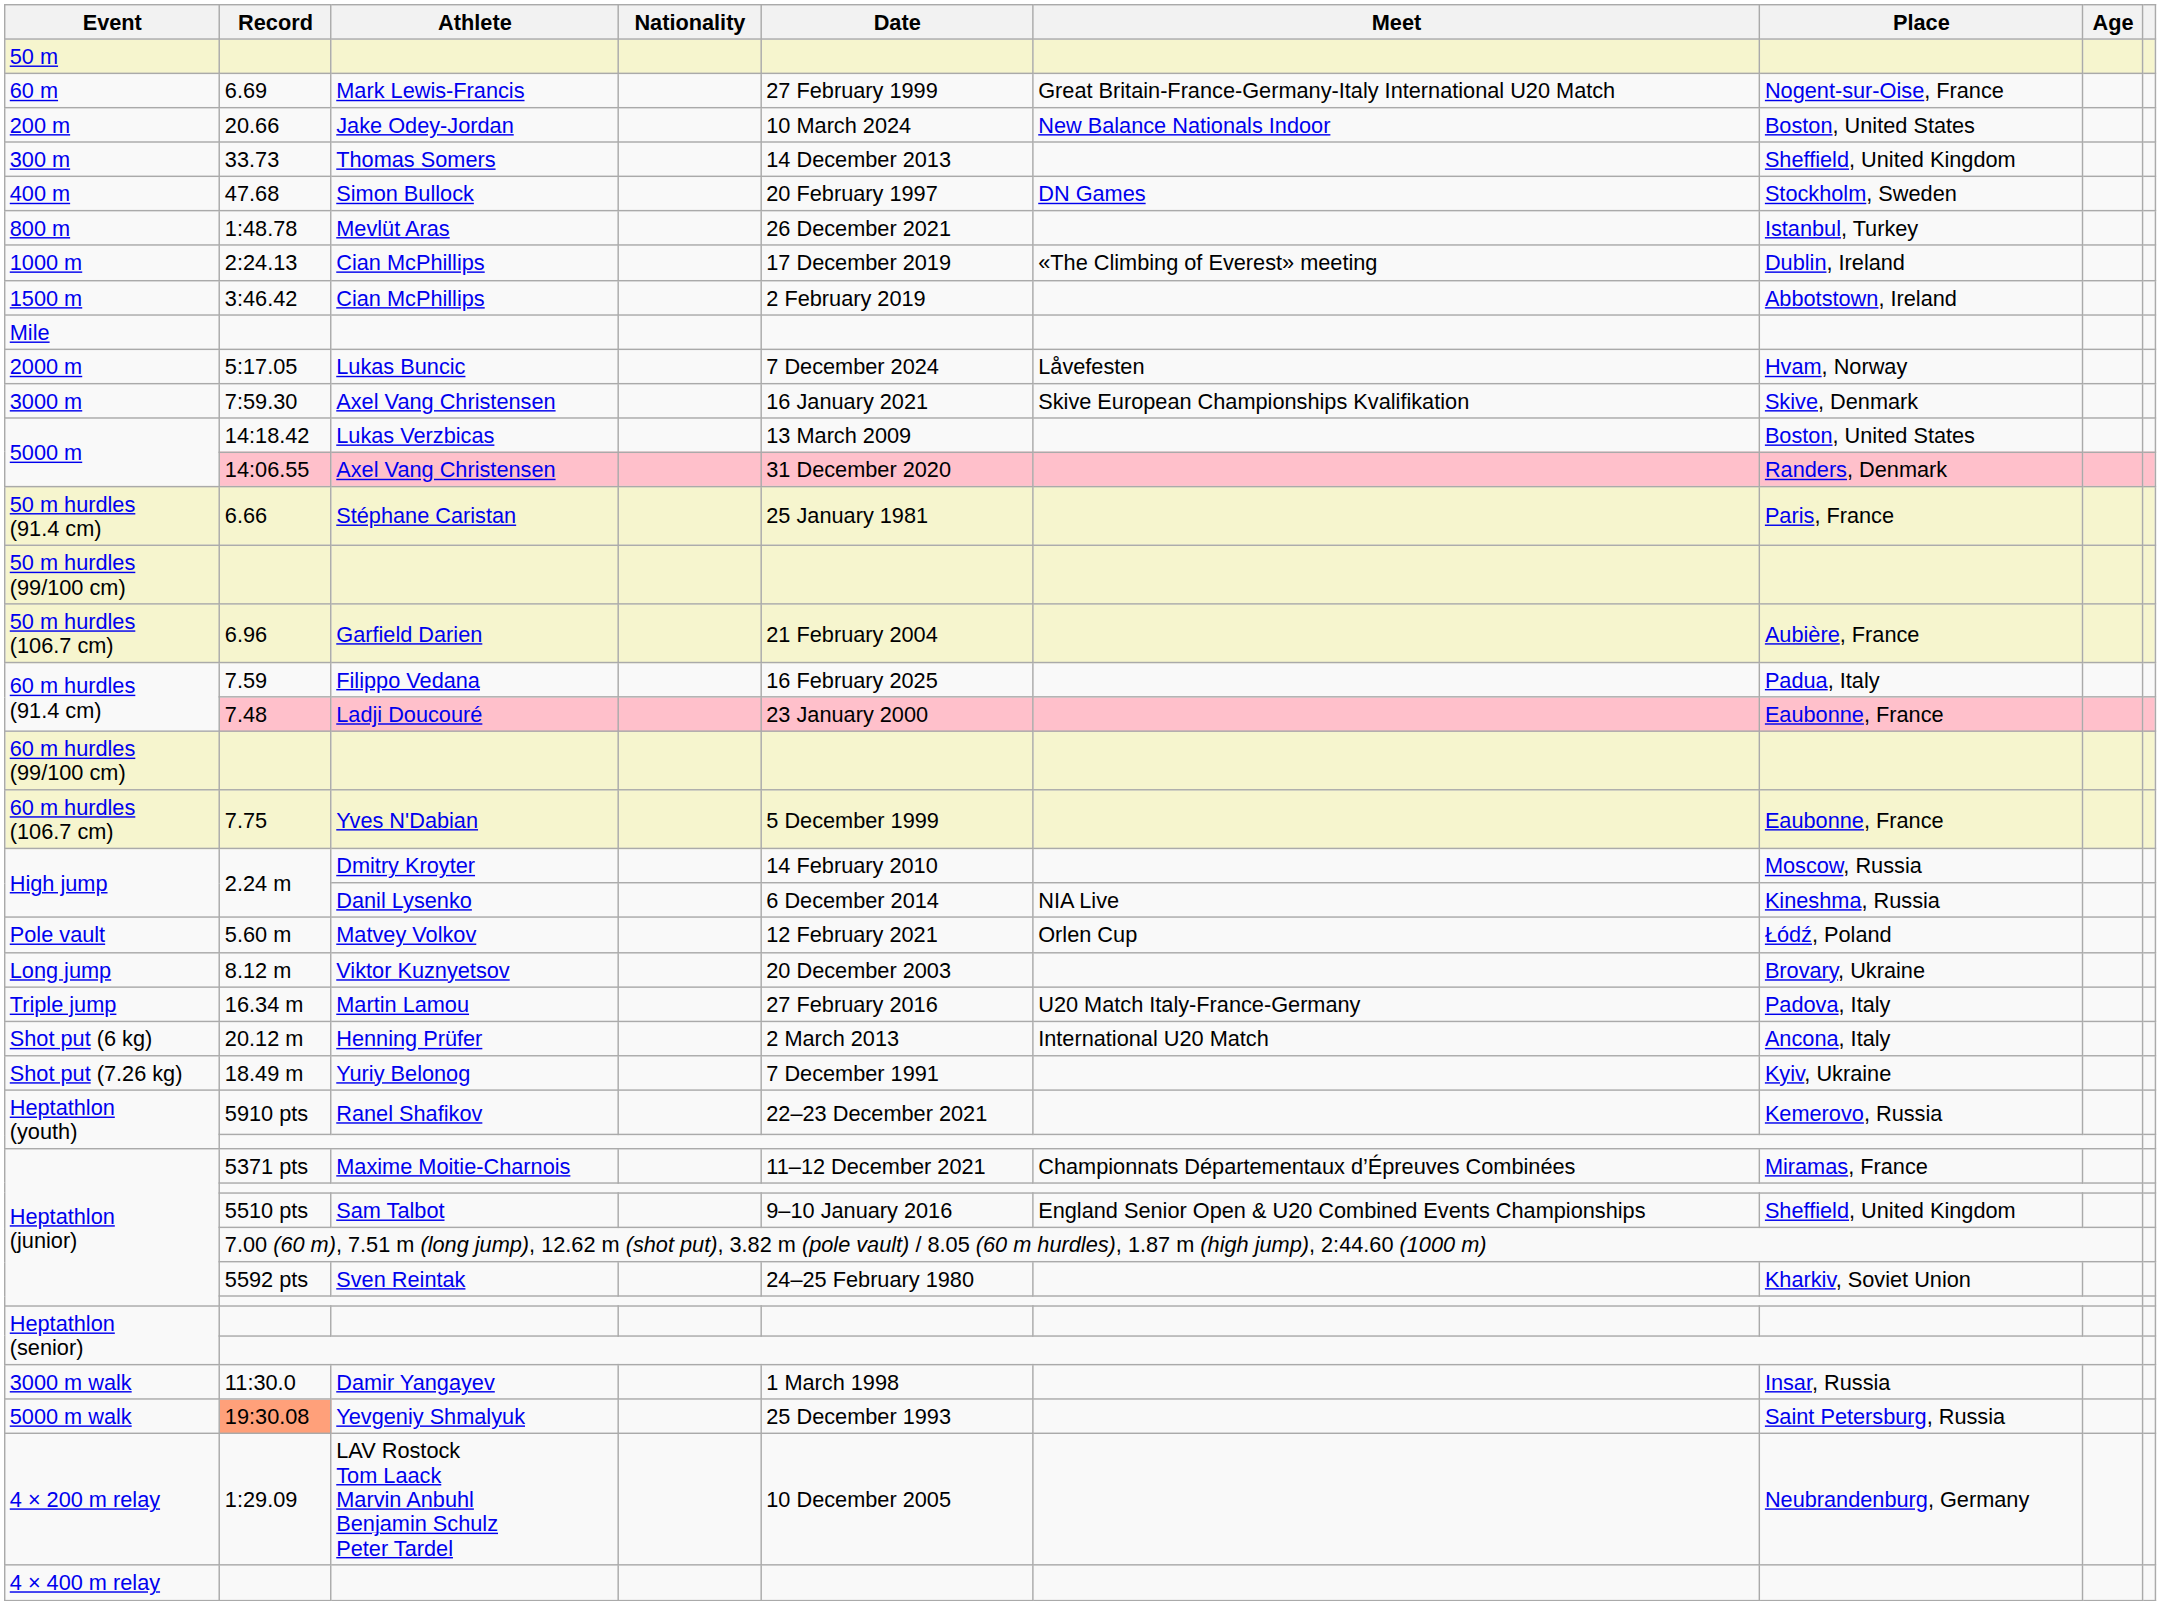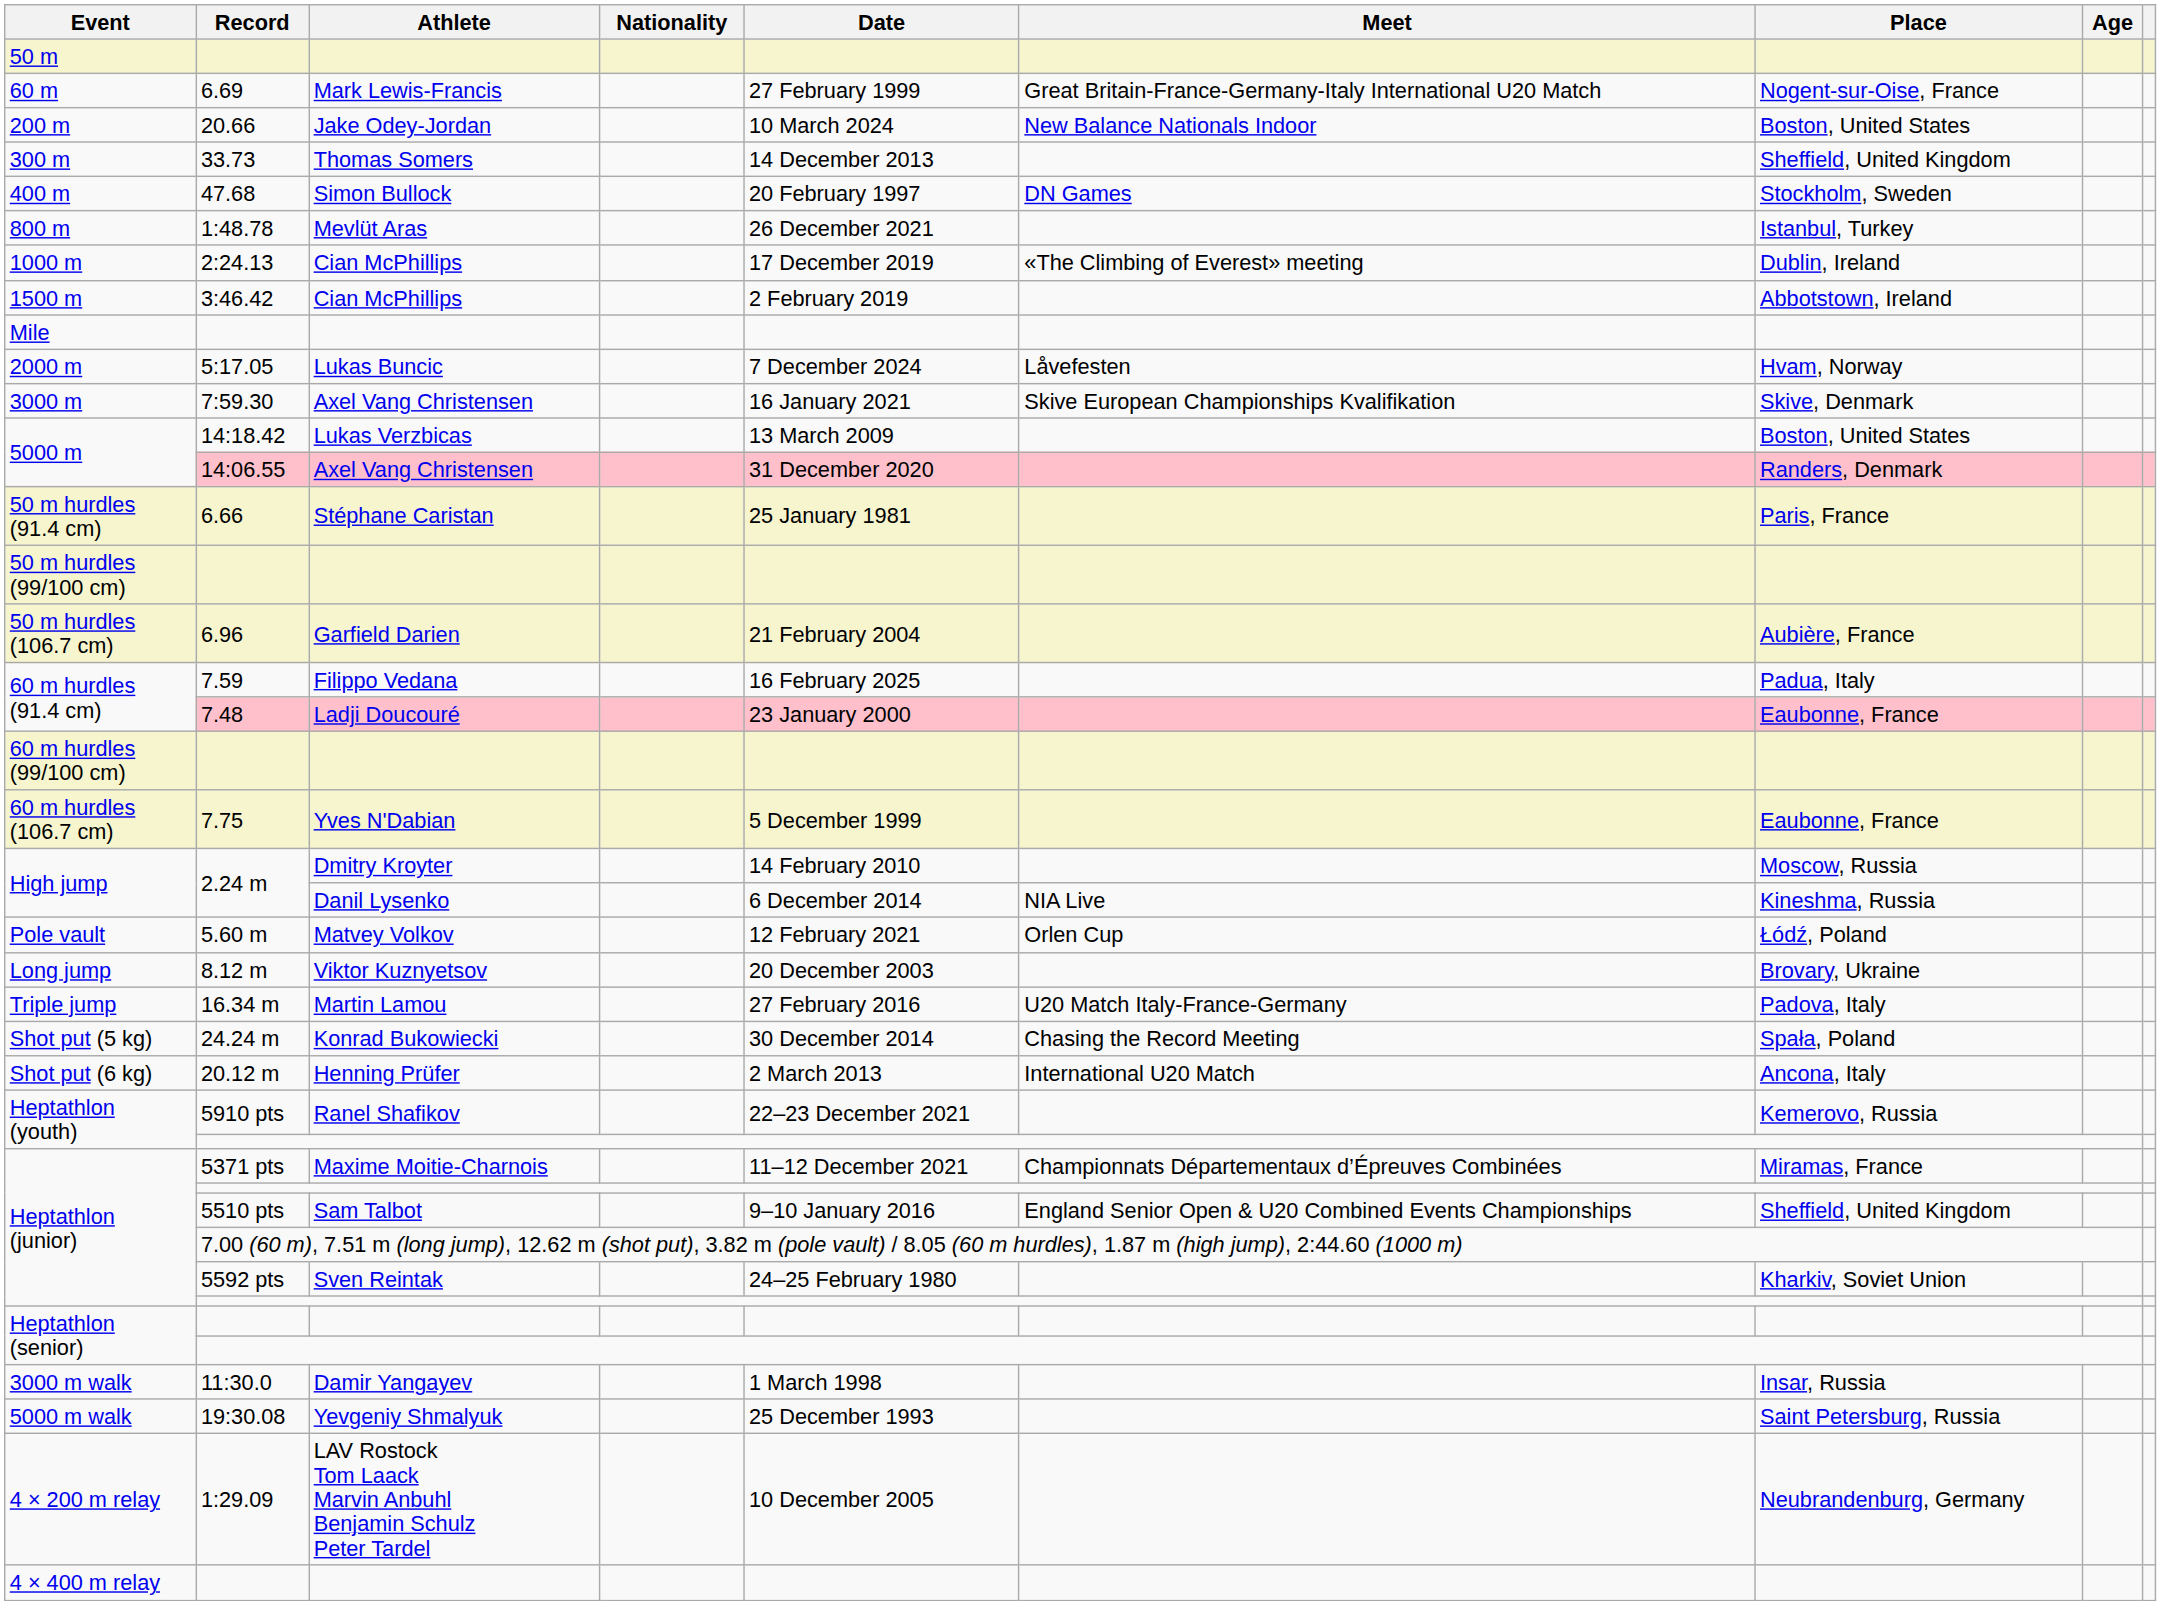+ row: (81, 1038)
- row: (96, 1073)
(267, 1417) lightsalmon background -> (243, 1417) no background
